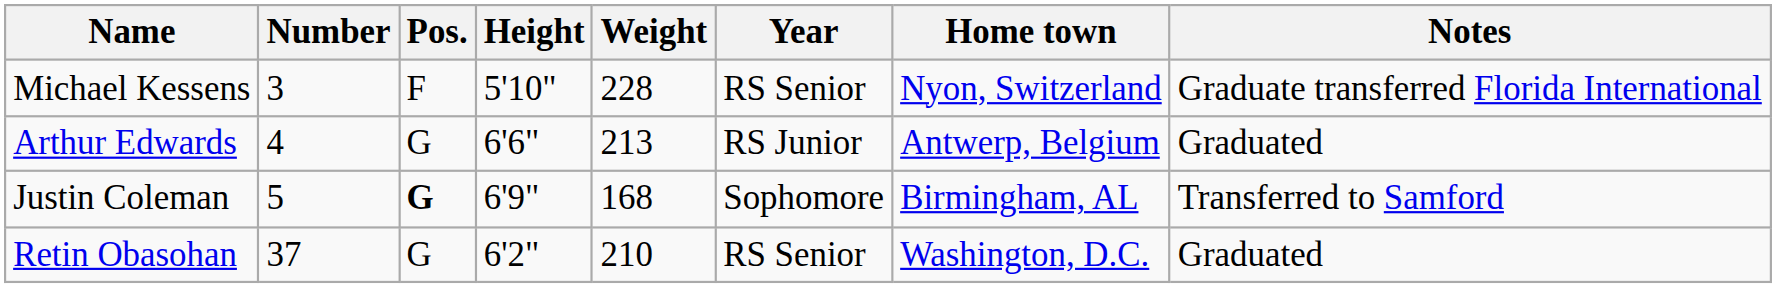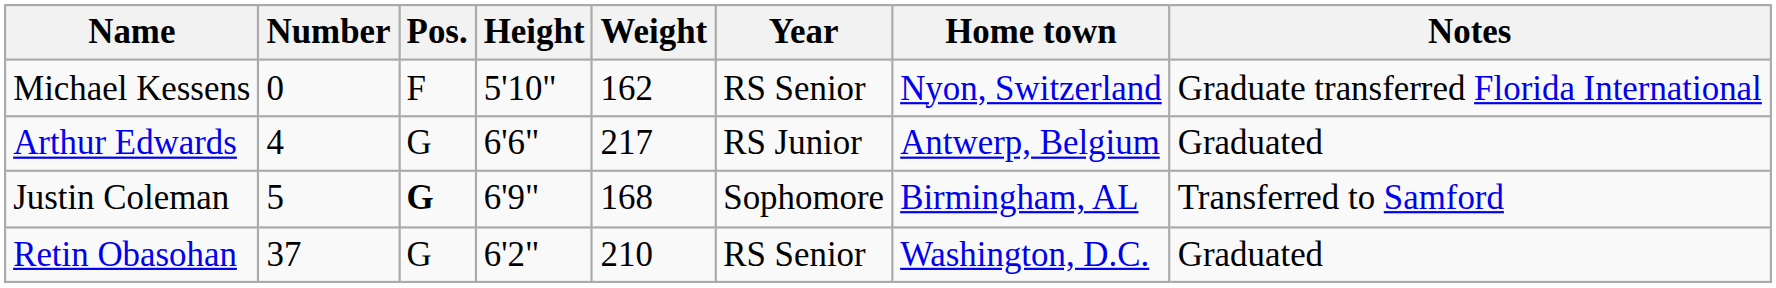(275, 87) 3 -> (275, 87) 0
(627, 87) 228 -> (627, 87) 162
(627, 142) 213 -> (627, 142) 217
